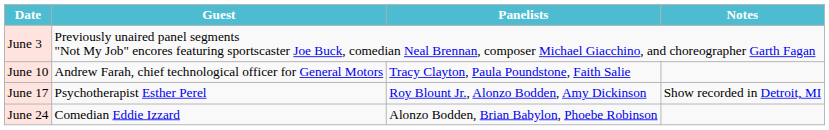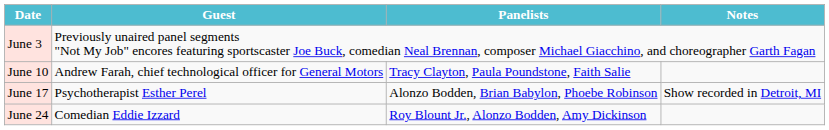(518, 93) Roy Blount Jr., Alonzo Bodden, Amy Dickinson -> (523, 93) Alonzo Bodden, Brian Babylon, Phoebe Robinson
(523, 114) Alonzo Bodden, Brian Babylon, Phoebe Robinson -> (518, 114) Roy Blount Jr., Alonzo Bodden, Amy Dickinson
